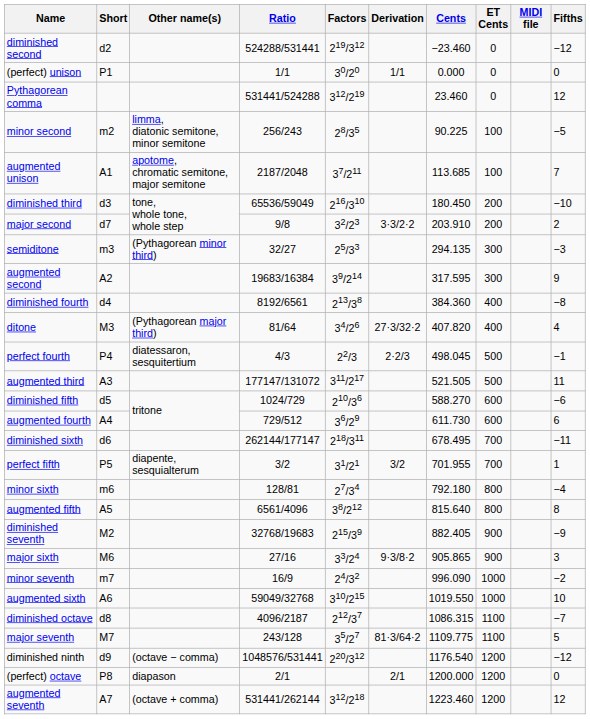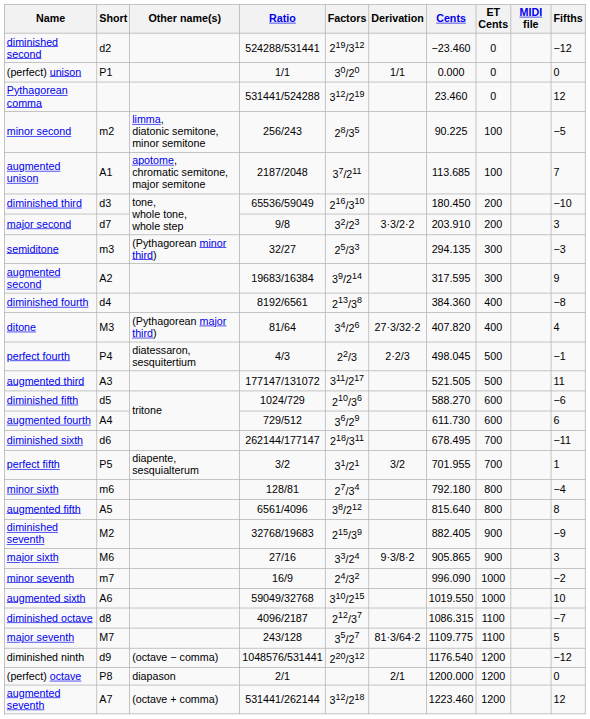(557, 224) 2 -> (557, 224) 3
